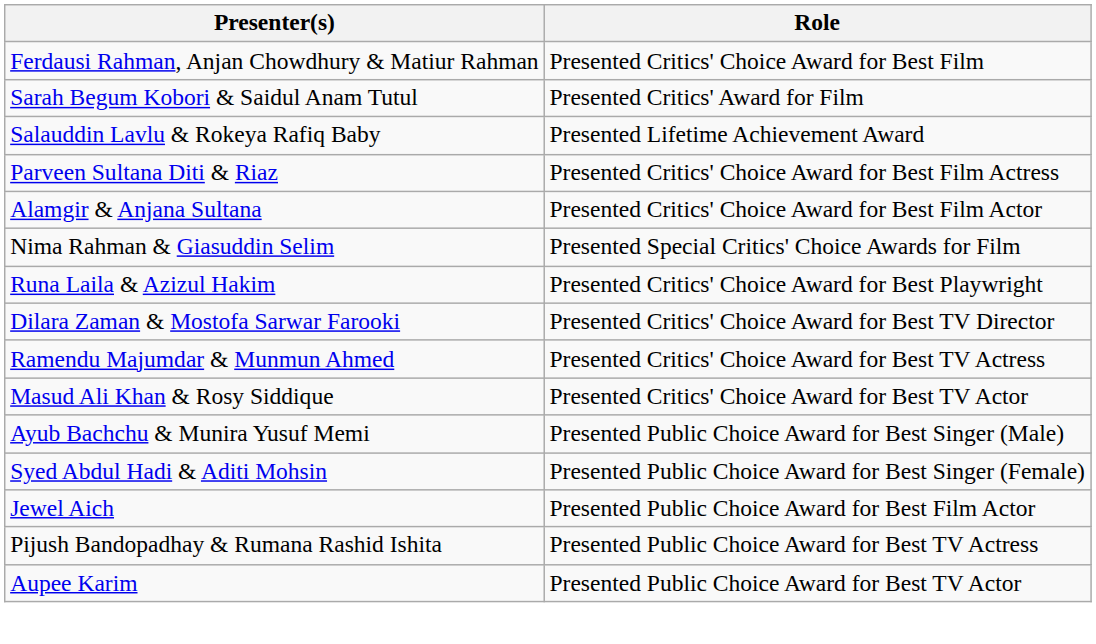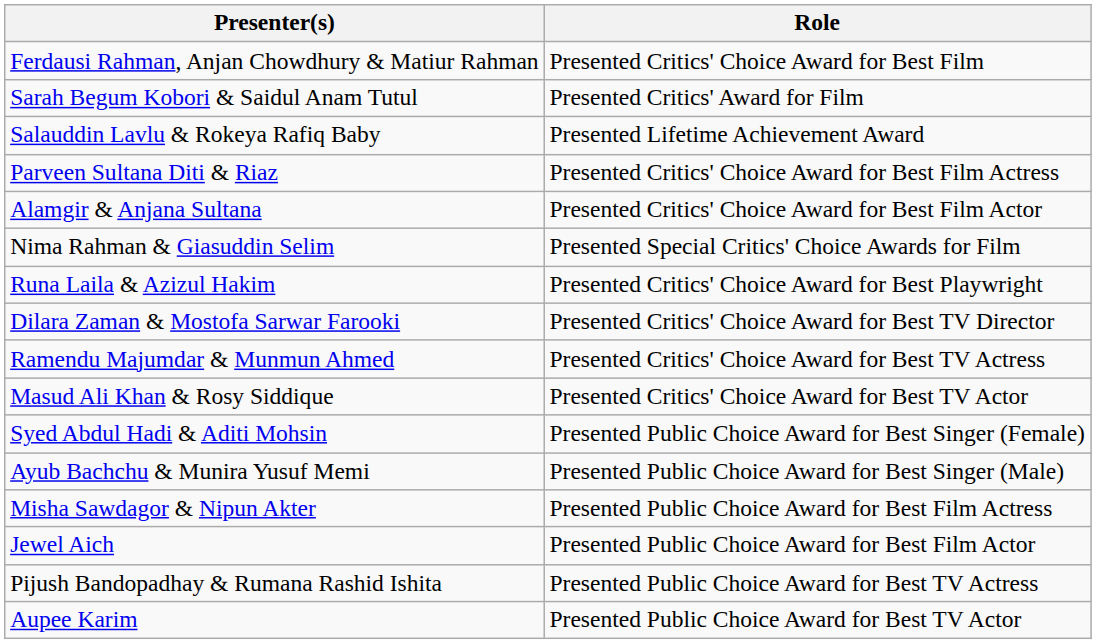rows swapped: (169, 470) <-> (190, 433)
+ row: (163, 508)
